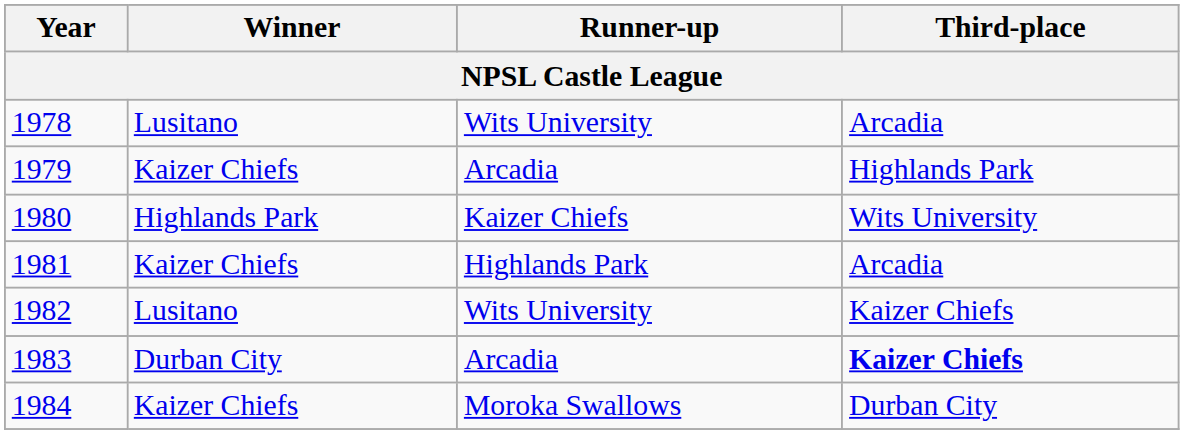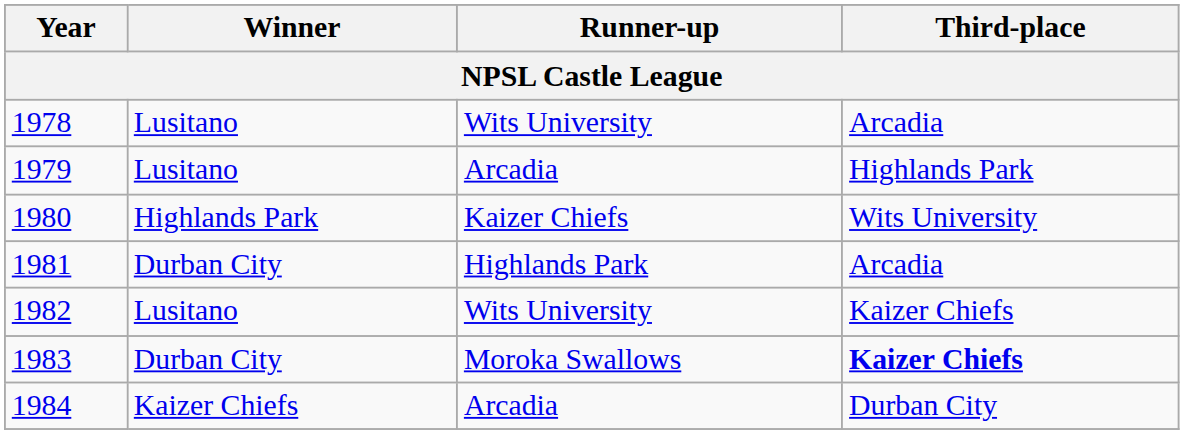(216, 169) Kaizer Chiefs -> (186, 169) Lusitano
(216, 264) Kaizer Chiefs -> (208, 264) Durban City
(511, 358) Arcadia -> (573, 358) Moroka Swallows
(573, 405) Moroka Swallows -> (511, 405) Arcadia
